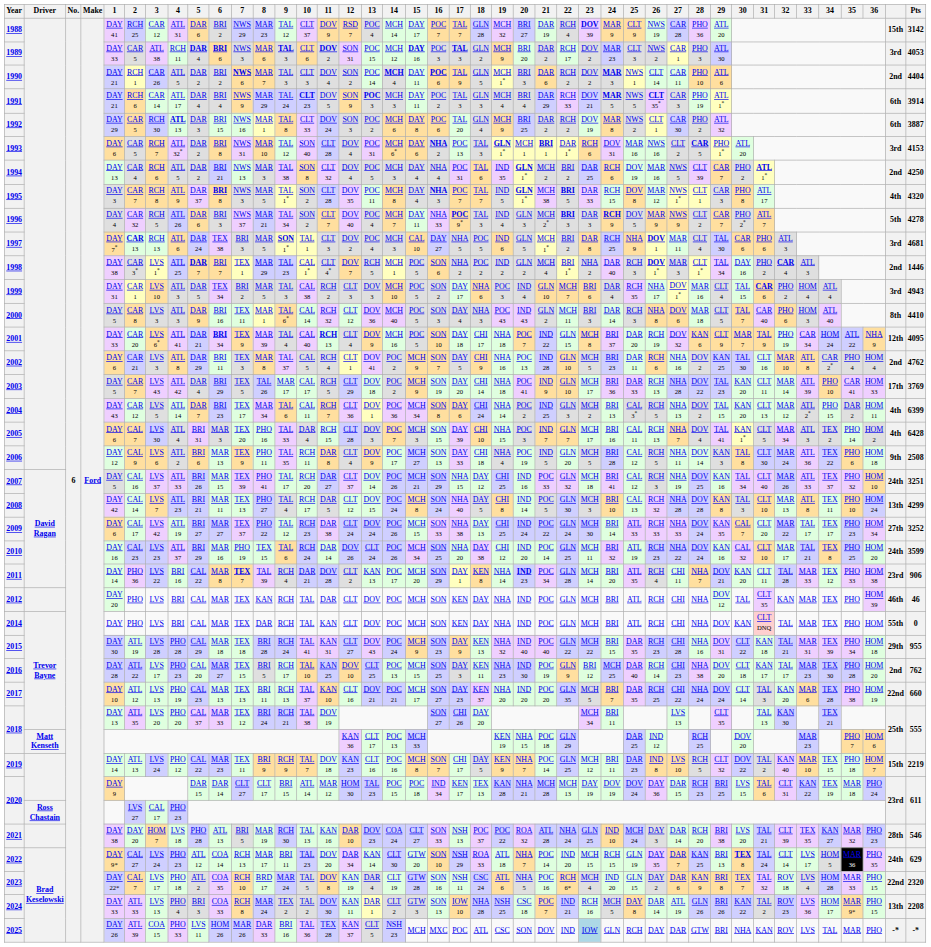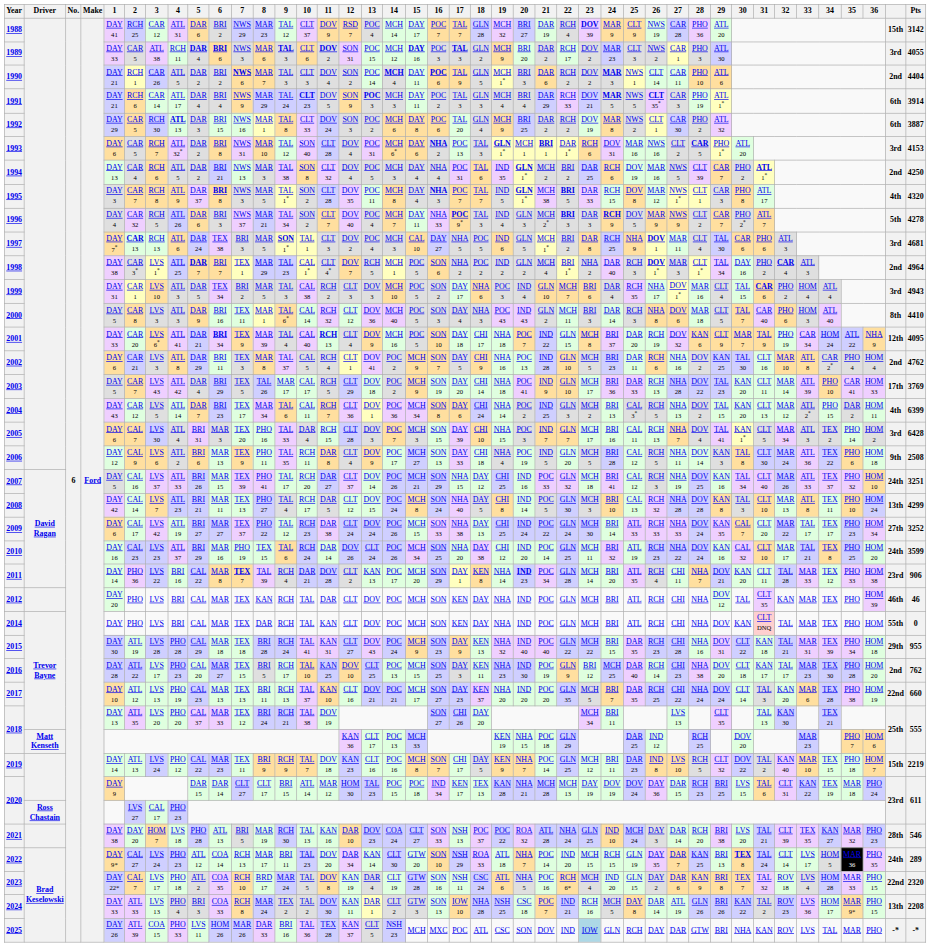(916, 53) 4053 -> (916, 53) 4055
(916, 267) 1446 -> (916, 267) 4964
(896, 434) 4th -> (896, 434) 3rd
(916, 859) 629 -> (916, 859) 289
